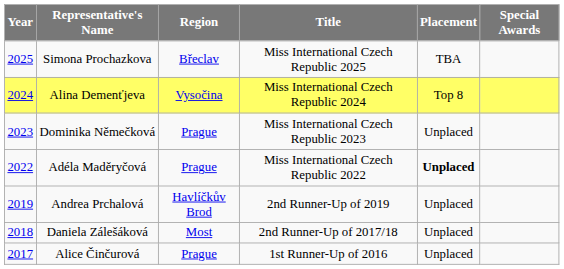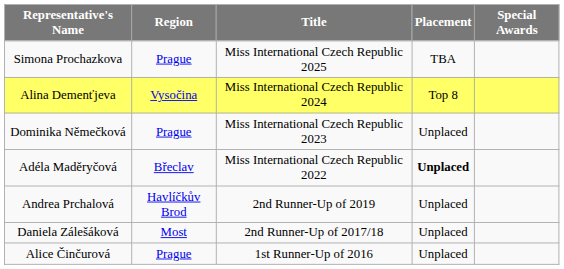- column: (20, 23)
(199, 59) Břeclav -> (174, 59) Prague
(199, 168) Prague -> (174, 168) Břeclav
